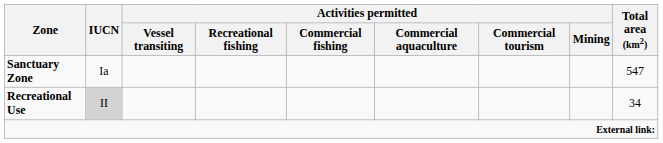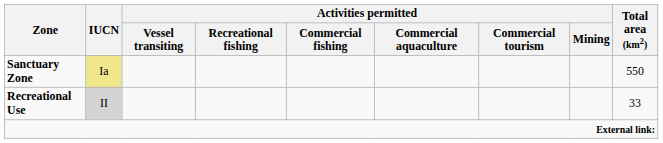(104, 71) no background -> (104, 71) khaki background
(635, 71) 547 -> (635, 71) 550
(635, 103) 34 -> (635, 103) 33
